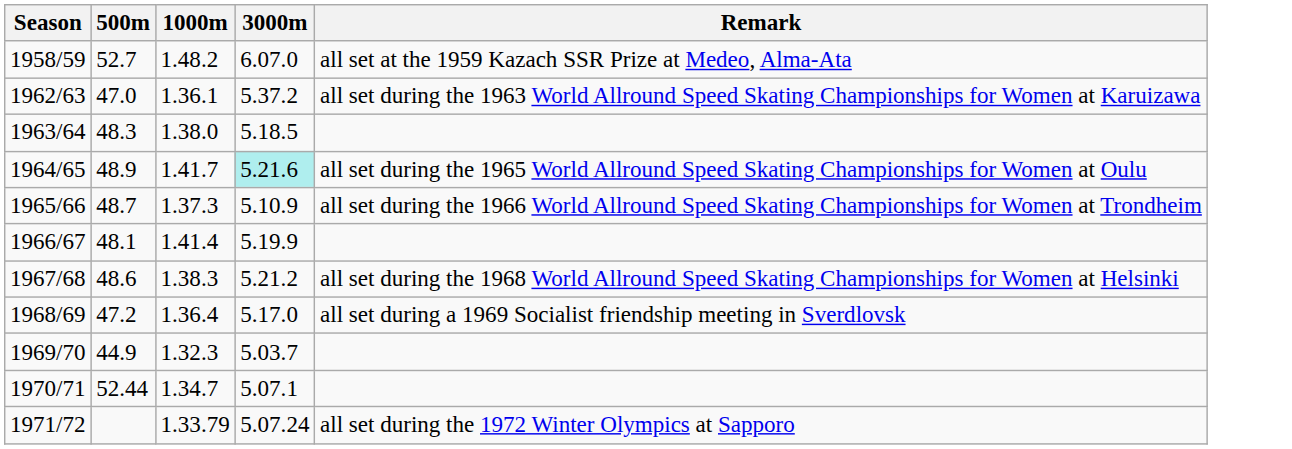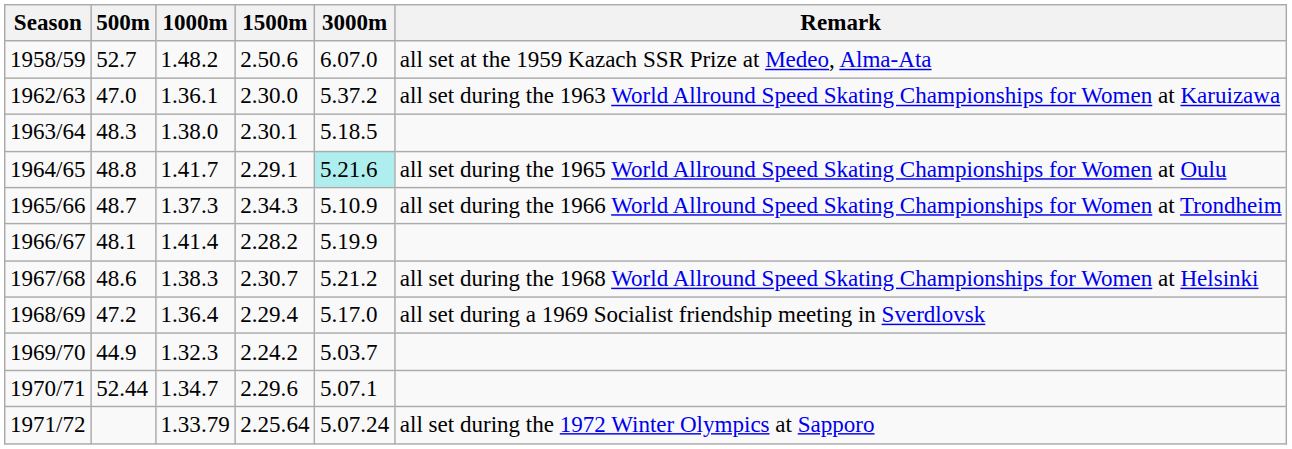+ column: (275, 22)
(116, 168) 48.9 -> (116, 168) 48.8
